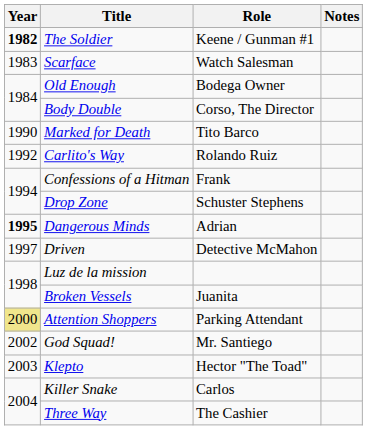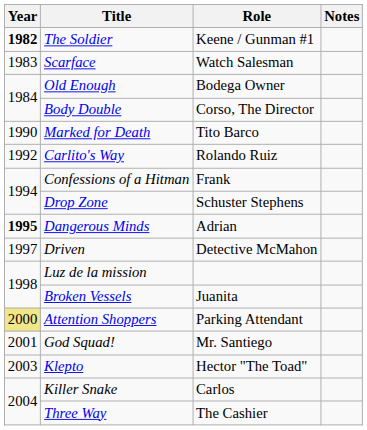(23, 343) 2002 -> (23, 343) 2001
